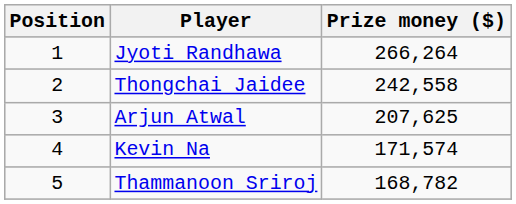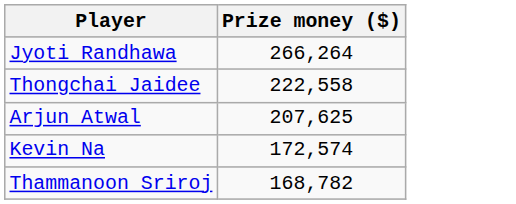- column: (57, 21)
(416, 86) 242,558 -> (311, 86) 222,558
(416, 151) 171,574 -> (311, 151) 172,574
